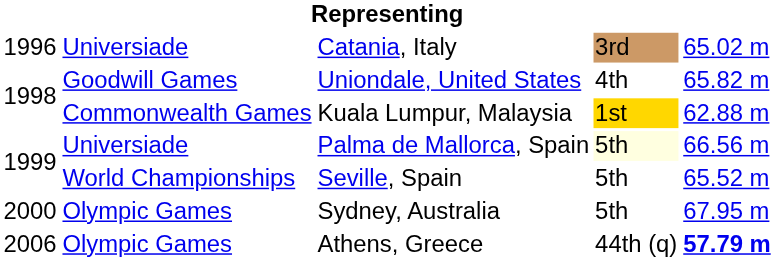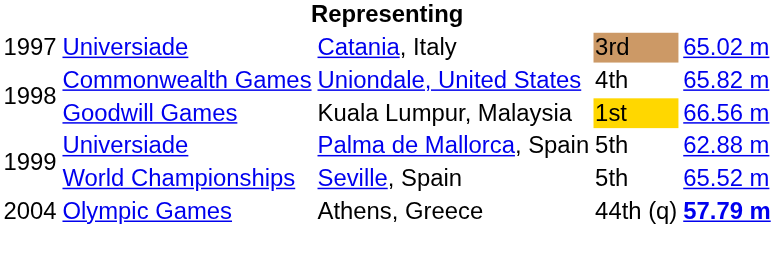(30, 47) 1996 -> (30, 47) 1997
(150, 80) Goodwill Games -> (187, 80) Commonwealth Games
(187, 112) Commonwealth Games -> (150, 112) Goodwill Games
(726, 112) 62.88 m -> (726, 112) 66.56 m
(612, 145) lightyellow background -> (612, 145) no background
(726, 145) 66.56 m -> (726, 145) 62.88 m
- row: (409, 211)
(30, 244) 2006 -> (30, 211) 2004
